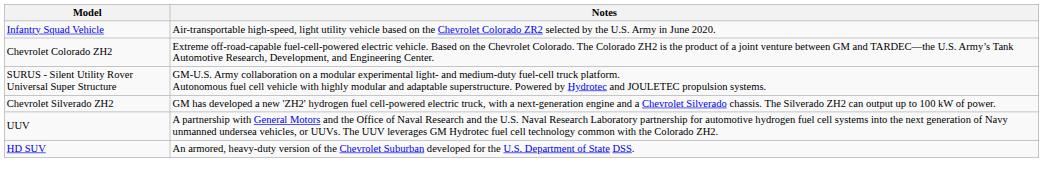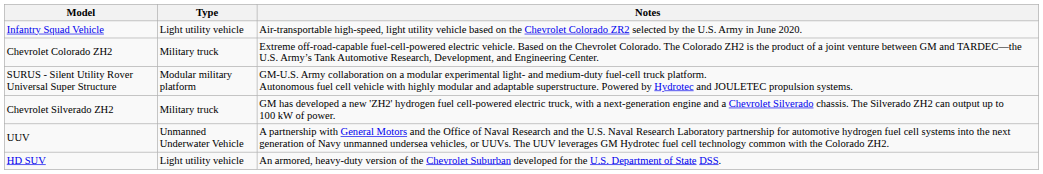+ column: (207, 12)
